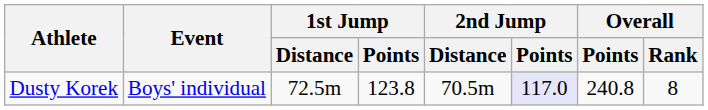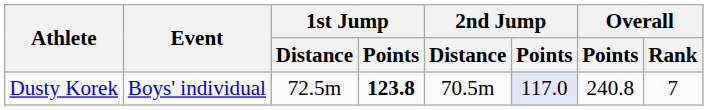(391, 88) normal -> (391, 88) bold
(673, 88) 8 -> (673, 88) 7
